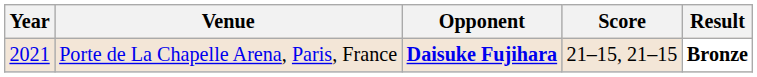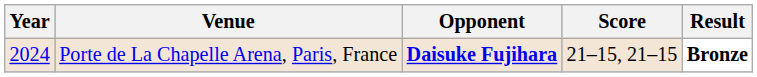(30, 54) 2021 -> (30, 54) 2024
